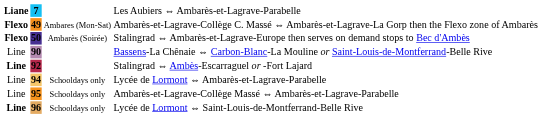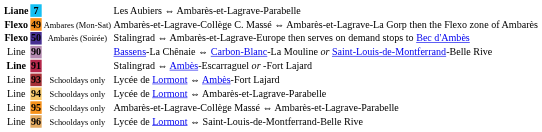(36, 66) 92 -> (36, 66) 91
+ row: (197, 80)
(16, 107) bold -> (16, 121) normal
